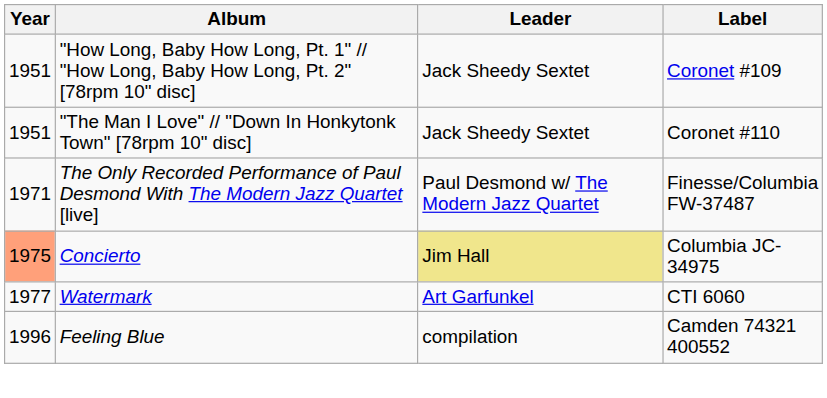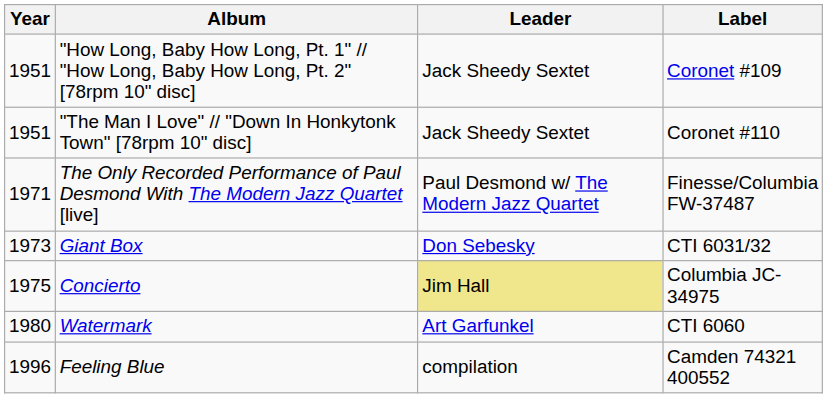+ row: (101, 245)
(30, 256) lightsalmon background -> (30, 286) no background
(30, 296) 1977 -> (30, 326) 1980
